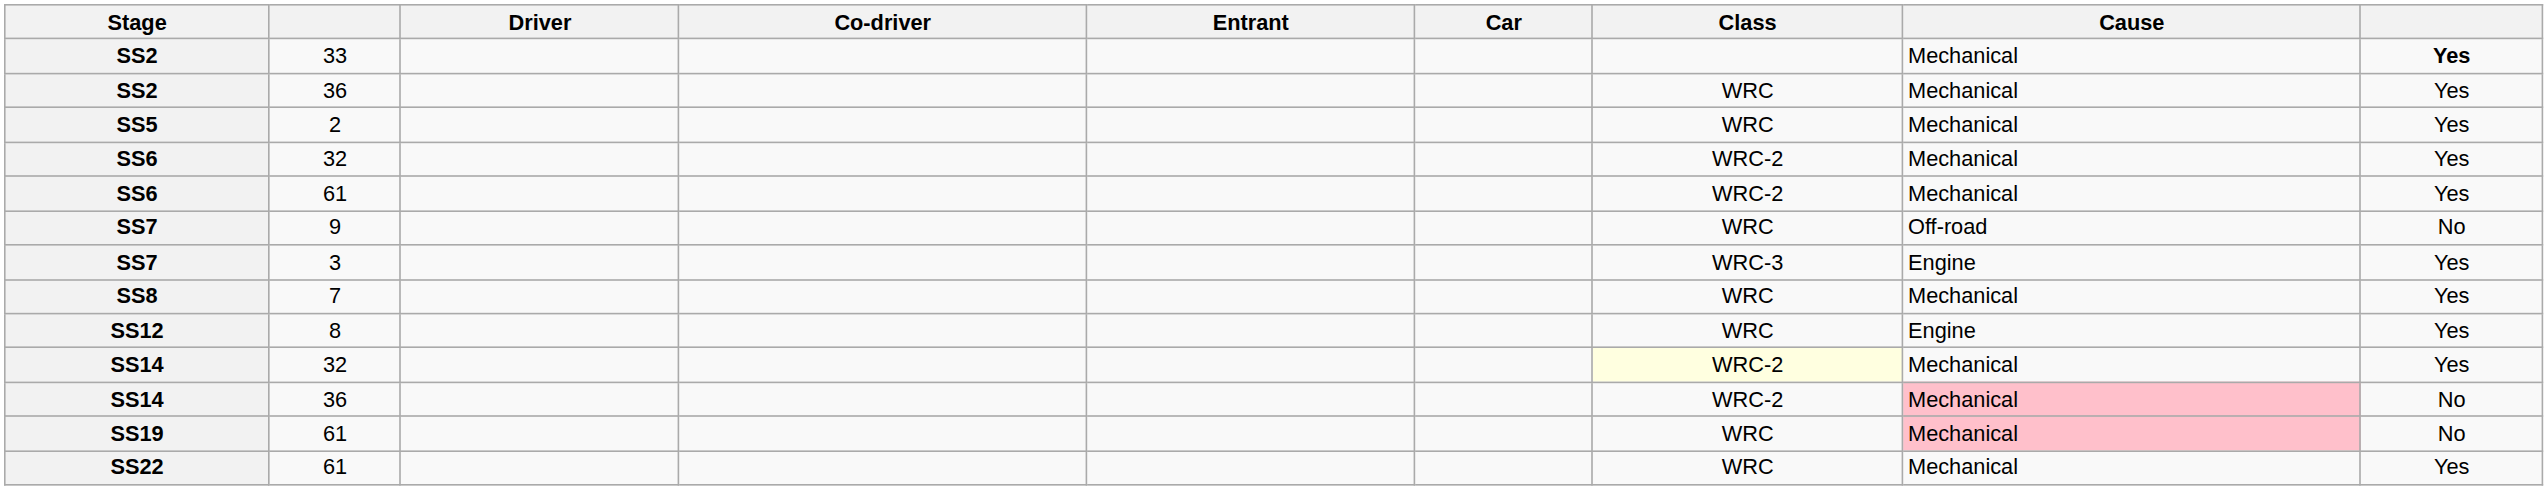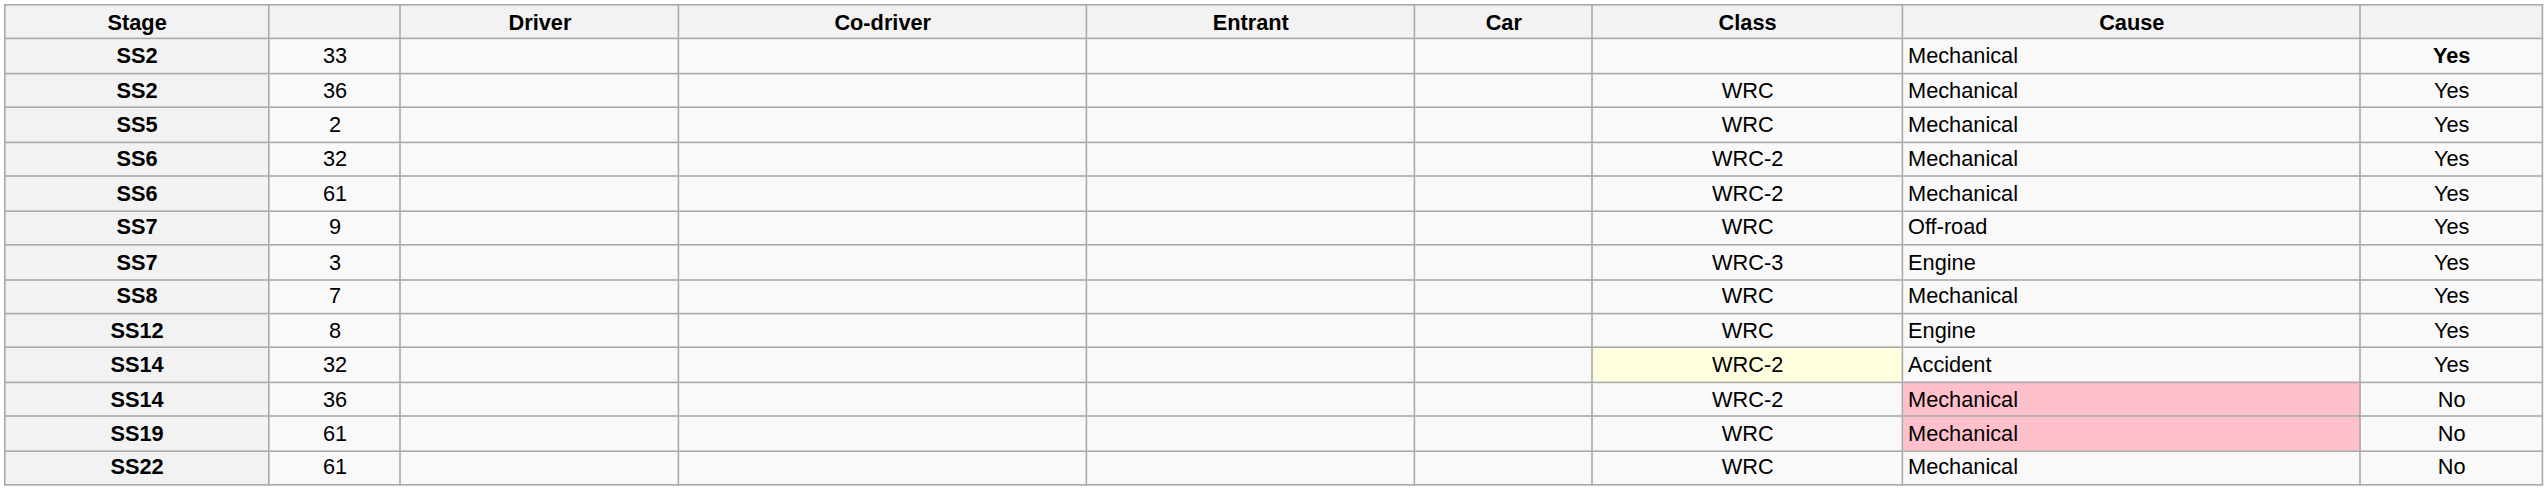(2452, 227) No -> (2452, 227) Yes
(1963, 365) Mechanical -> (1950, 365) Accident
(2452, 467) Yes -> (2452, 467) No
